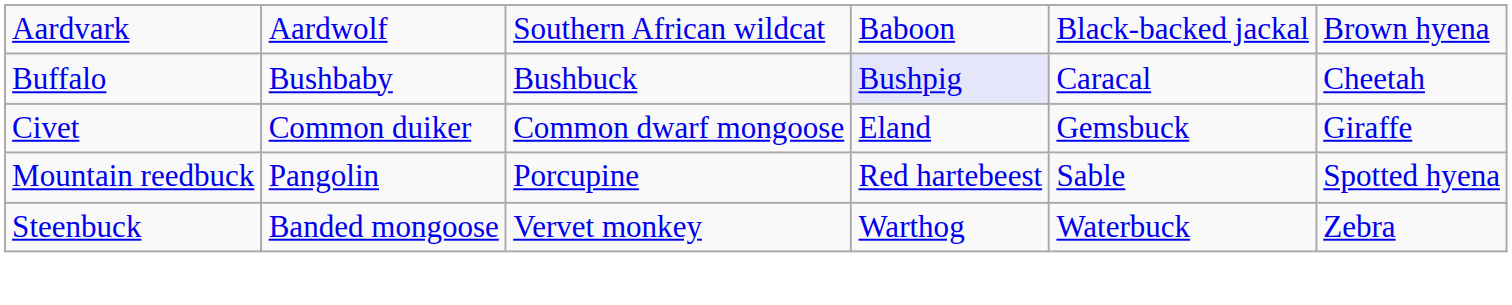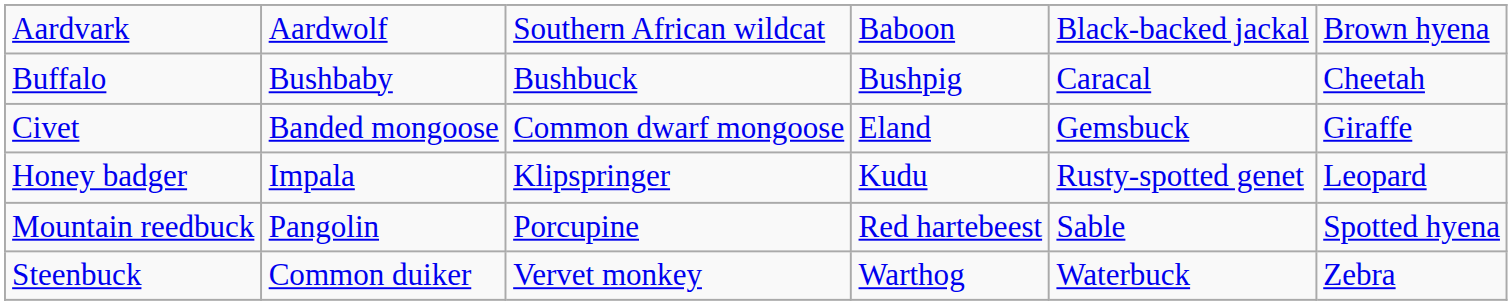(910, 78) lavender background -> (910, 78) no background
(370, 127) Common duiker -> (384, 127) Banded mongoose
+ row: (100, 176)
(384, 226) Banded mongoose -> (370, 275) Common duiker
